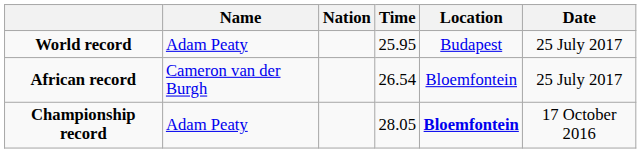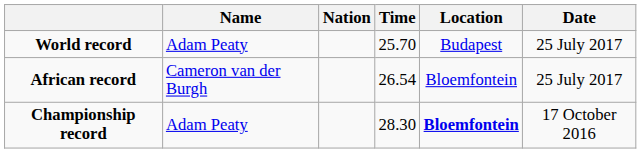(397, 44) 25.95 -> (397, 44) 25.70
(397, 124) 28.05 -> (397, 124) 28.30
